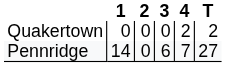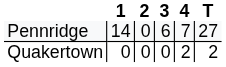rows swapped: (48, 50) <-> (55, 30)
